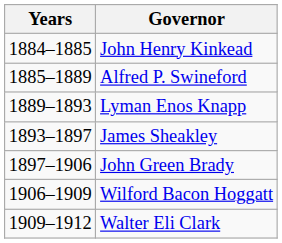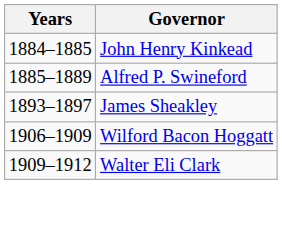- row: (173, 106)
- row: (167, 164)
